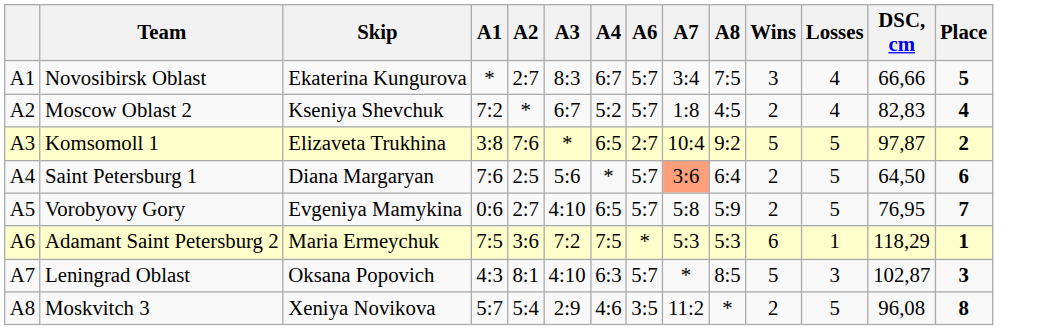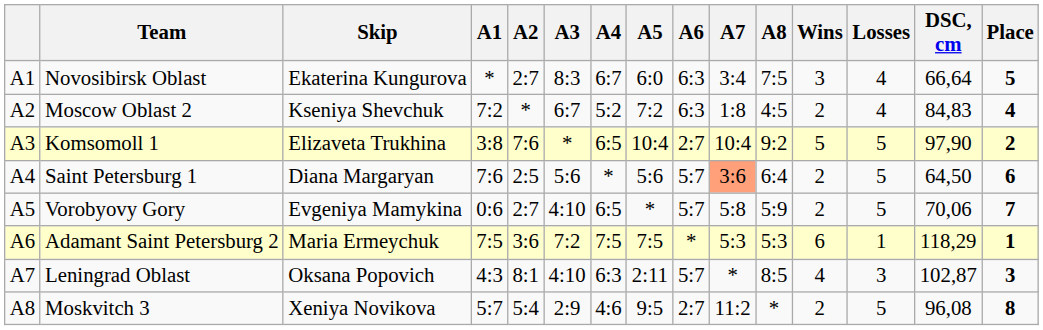+ column: (650, 32)
(645, 77) 5:7 -> (691, 77) 6:3
(902, 77) 66,66 -> (948, 77) 66,64
(645, 110) 5:7 -> (691, 110) 6:3
(902, 110) 82,83 -> (948, 110) 84,83
(902, 143) 97,87 -> (948, 143) 97,90
(902, 209) 76,95 -> (948, 209) 70,06
(773, 275) 5 -> (820, 275) 4
(645, 308) 3:5 -> (691, 308) 2:7
